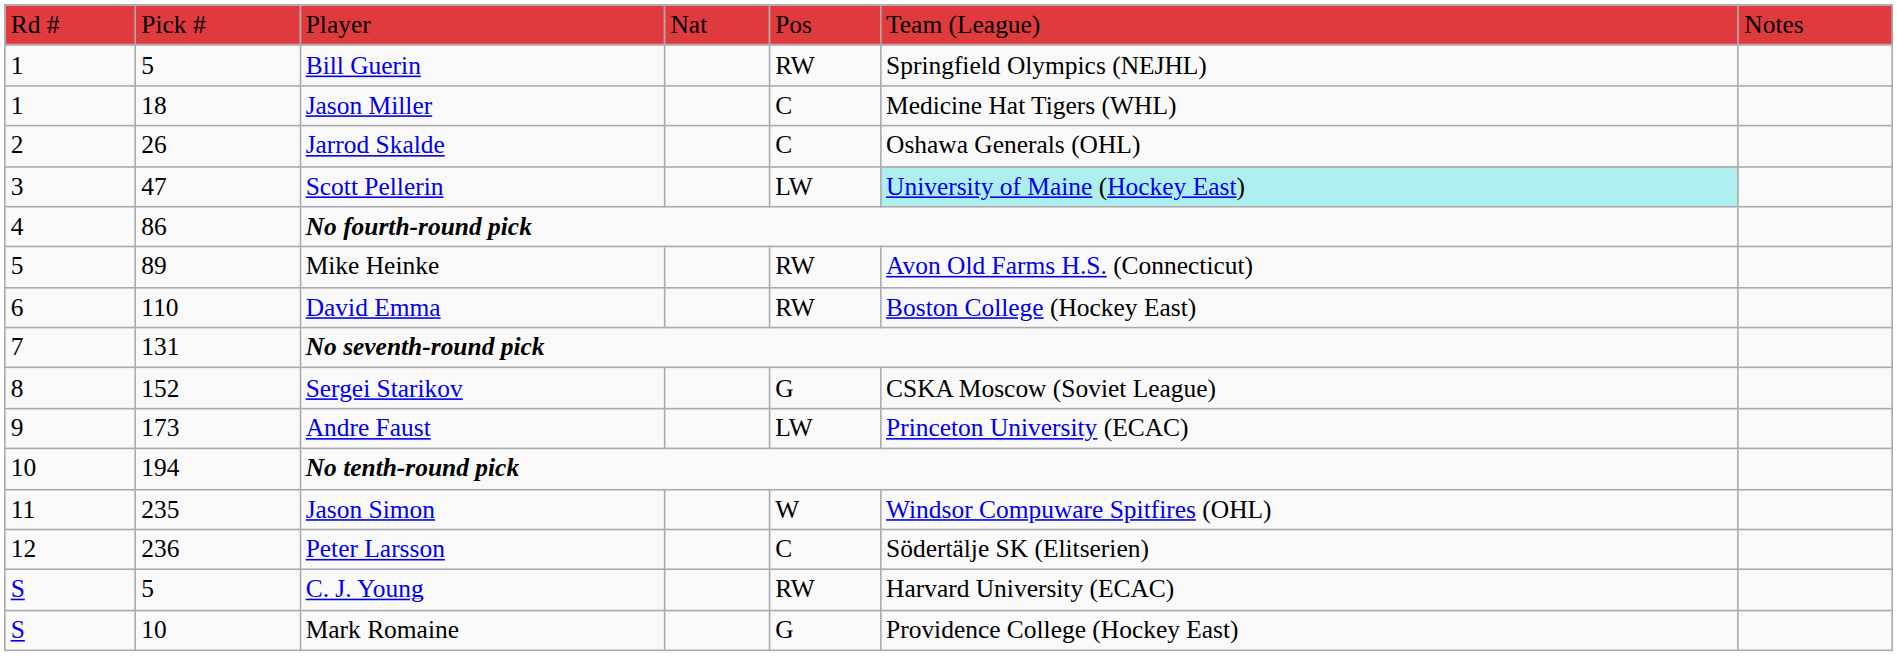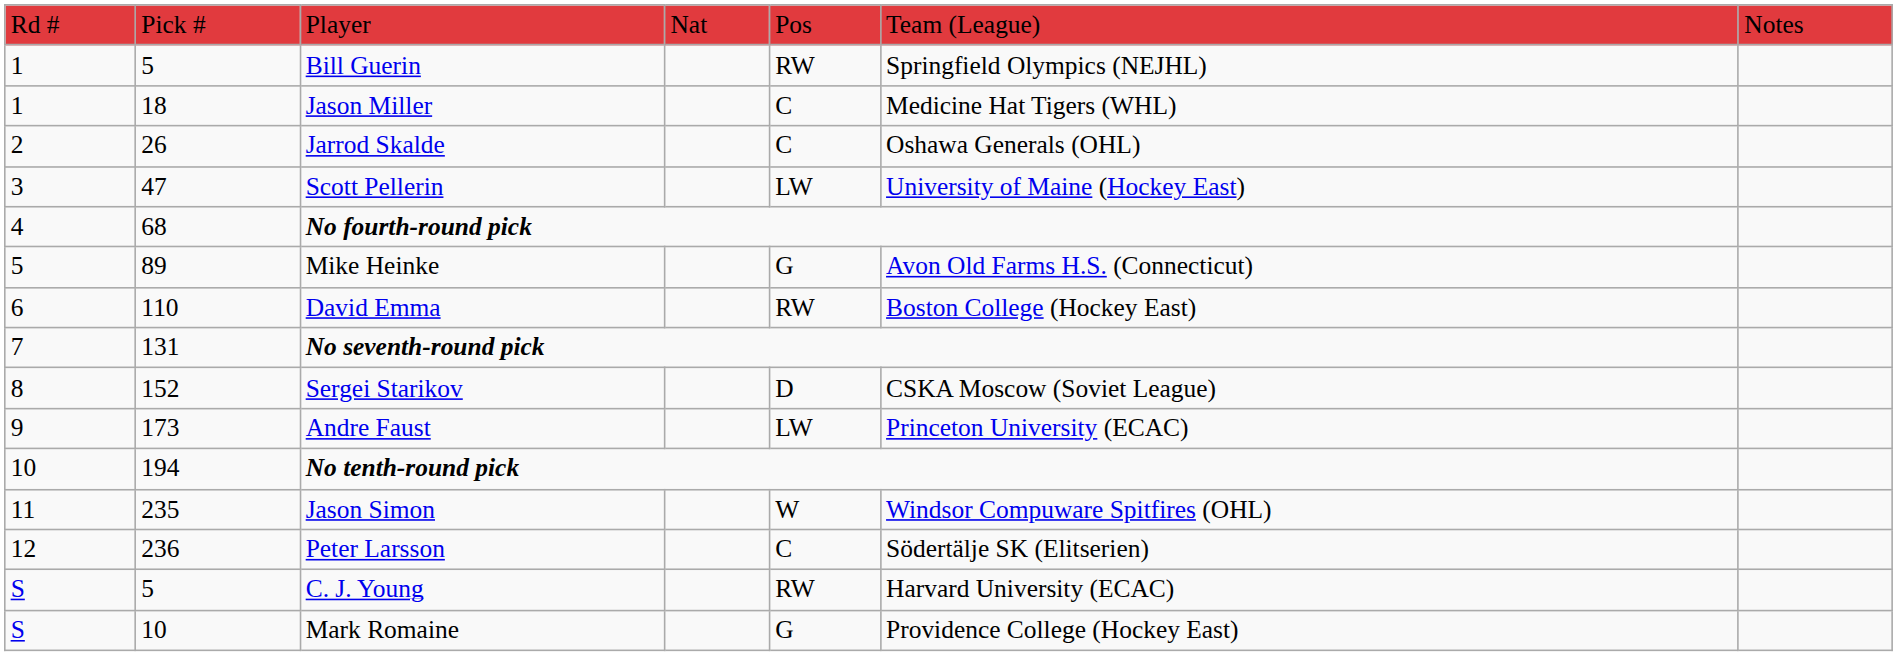(1065, 186) paleturquoise background -> (1065, 186) no background
(154, 226) 86 -> (154, 226) 68
(795, 266) RW -> (784, 266) G
(784, 387) G -> (784, 387) D
